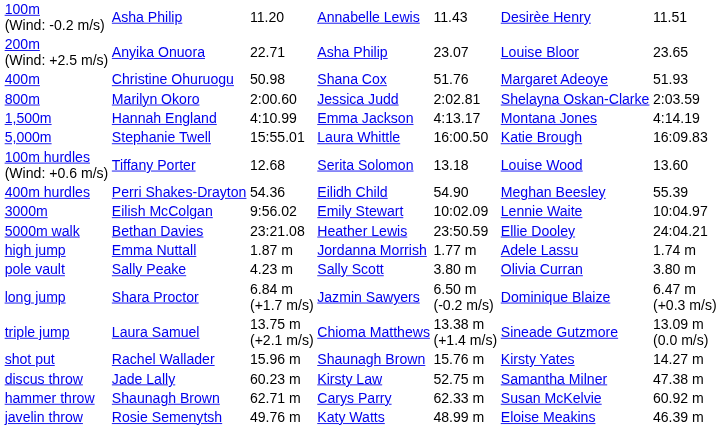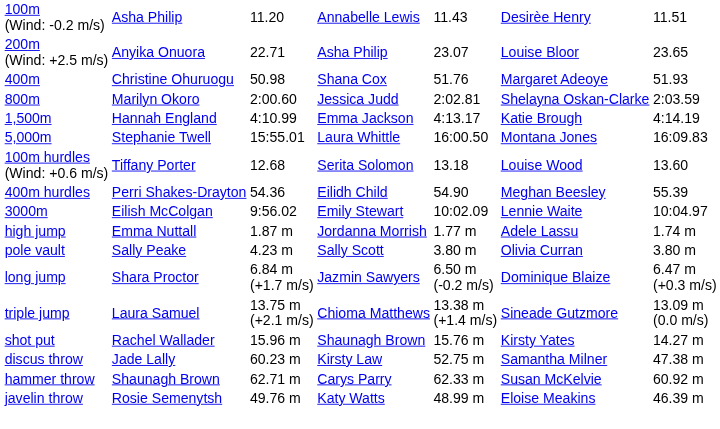(549, 118) Montana Jones -> (541, 118) Katie Brough
(541, 138) Katie Brough -> (549, 138) Montana Jones
- row: (42, 231)
